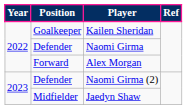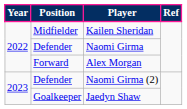(57, 30) Goalkeeper -> (56, 30) Midfielder
(56, 96) Midfielder -> (57, 96) Goalkeeper
